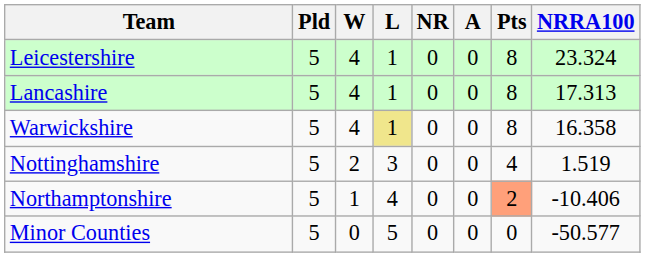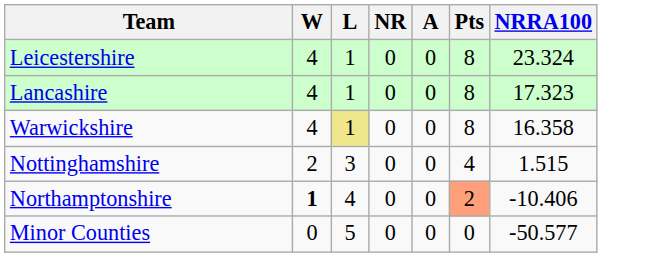- column: (314, 22)
(586, 92) 17.313 -> (543, 92) 17.323
(586, 163) 1.519 -> (543, 163) 1.515
(354, 198) normal -> (312, 198) bold
